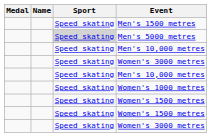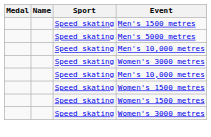(84, 36) lightgrey background -> (84, 36) no background
- row: (18, 87)
